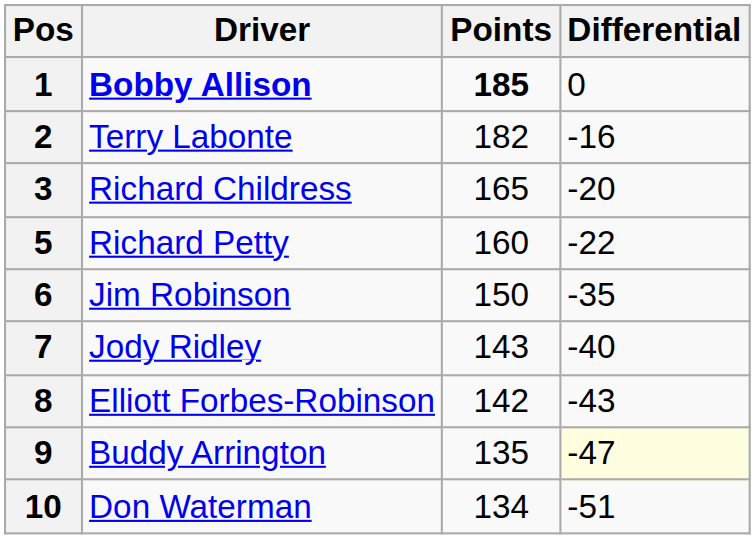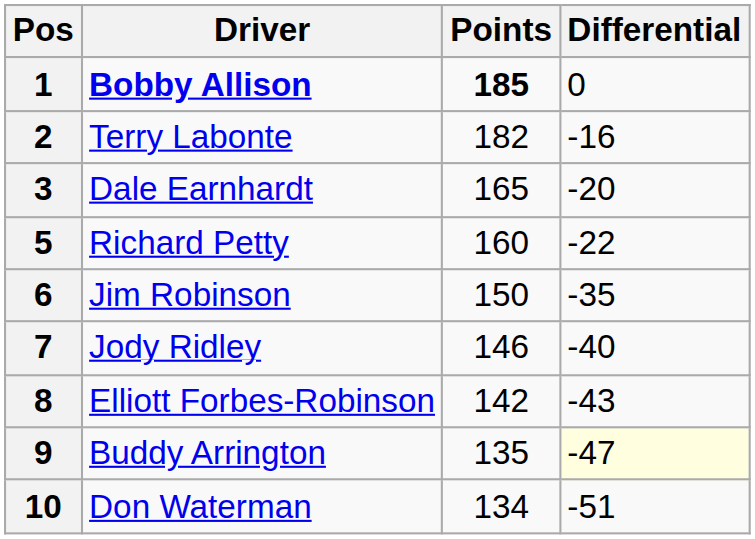+ row: (43, 189)
- row: (43, 189)
(501, 347) 143 -> (501, 347) 146
